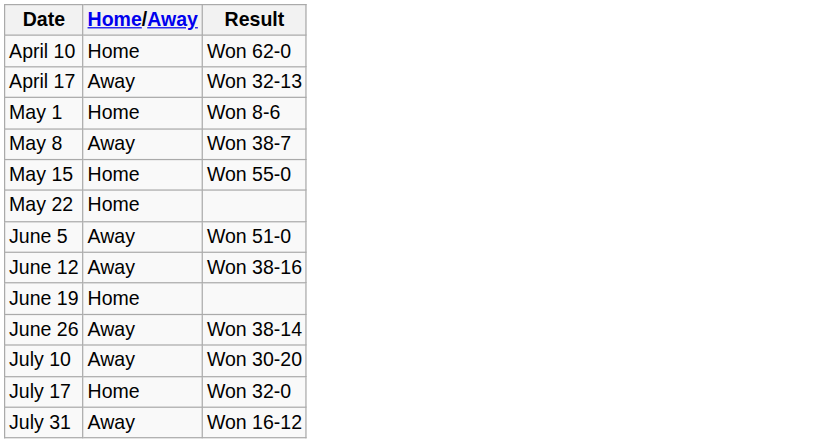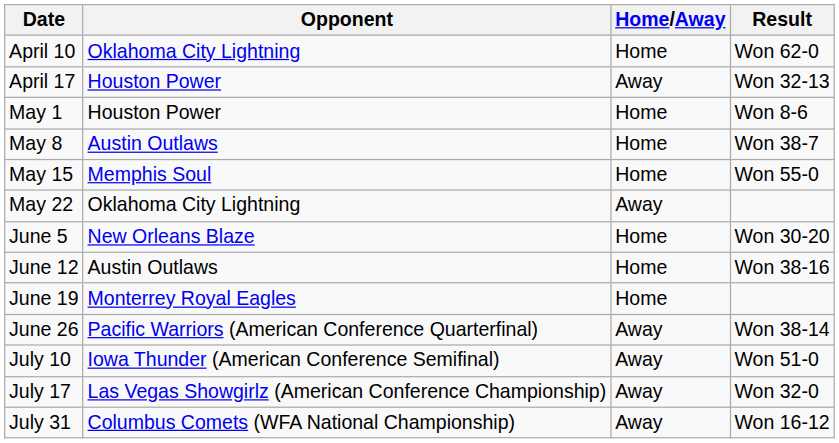+ column: (347, 19)
(111, 143) Away -> (641, 143) Home
(114, 205) Home -> (639, 205) Away
(111, 236) Away -> (641, 236) Home
(249, 236) Won 51-0 -> (782, 236) Won 30-20
(111, 267) Away -> (641, 267) Home
(254, 360) Won 30-20 -> (777, 360) Won 51-0
(114, 391) Home -> (639, 391) Away
